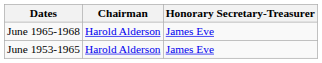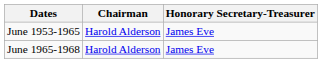rows swapped: (43, 49) <-> (43, 31)
